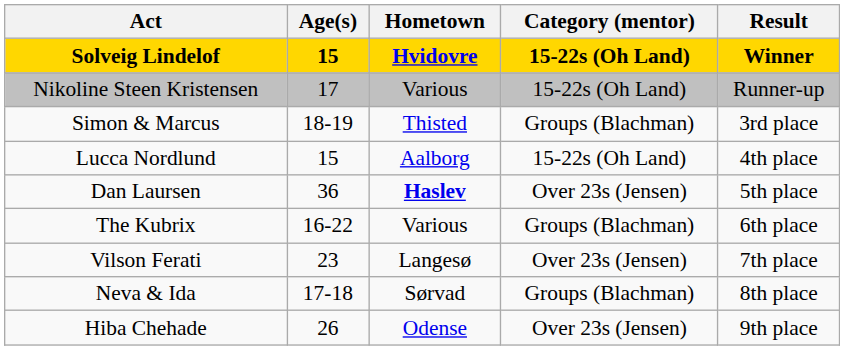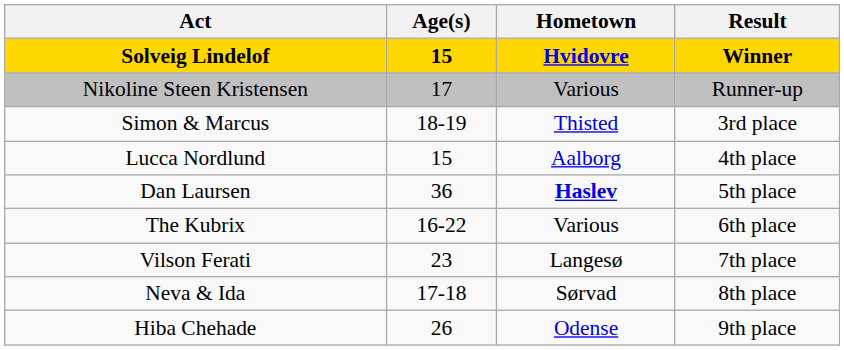- column: (609, 21)
